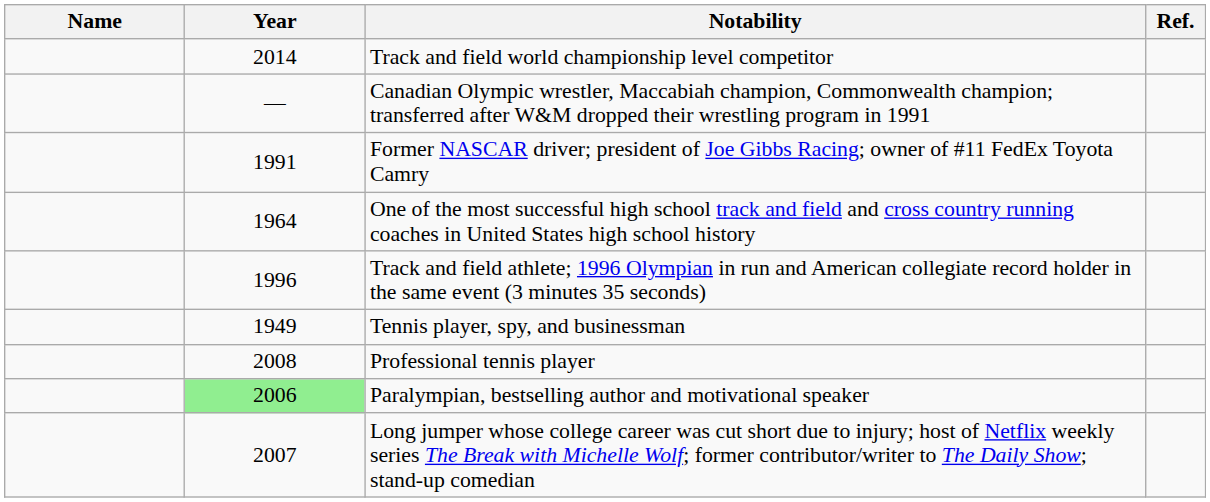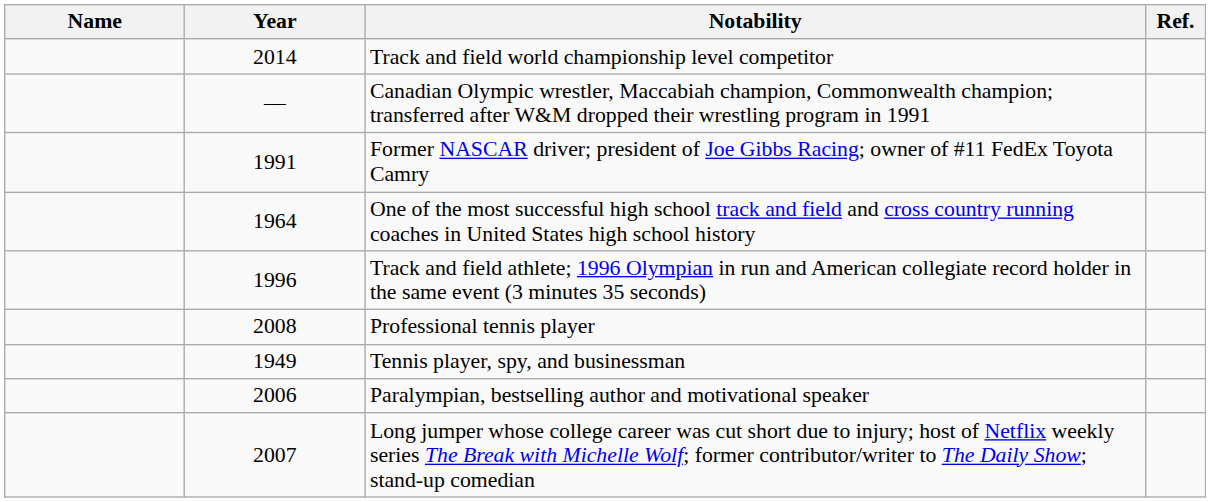rows swapped: (528, 326) <-> (482, 361)
(275, 395) lightgreen background -> (275, 395) no background
